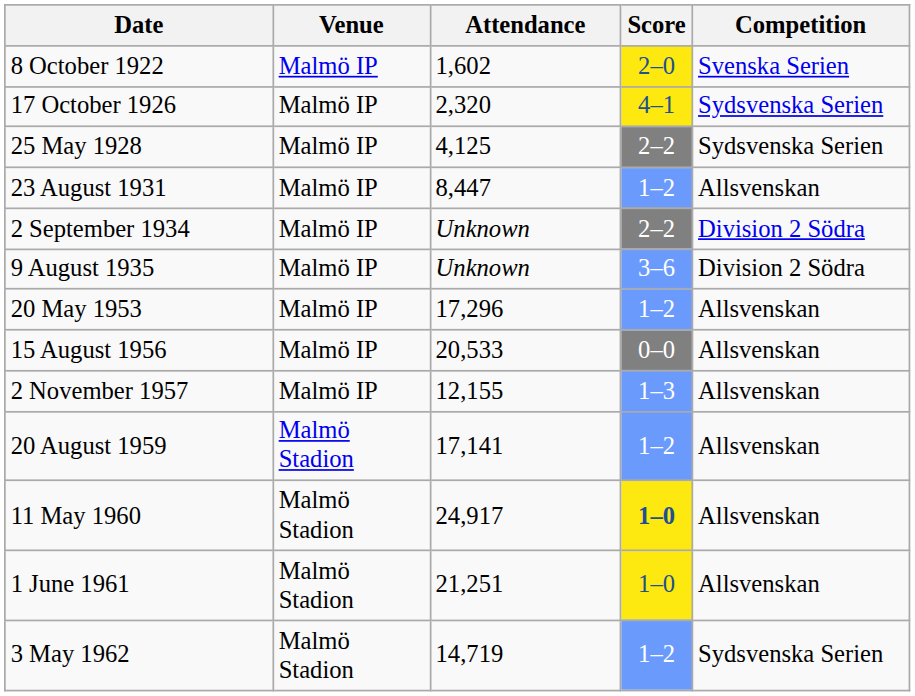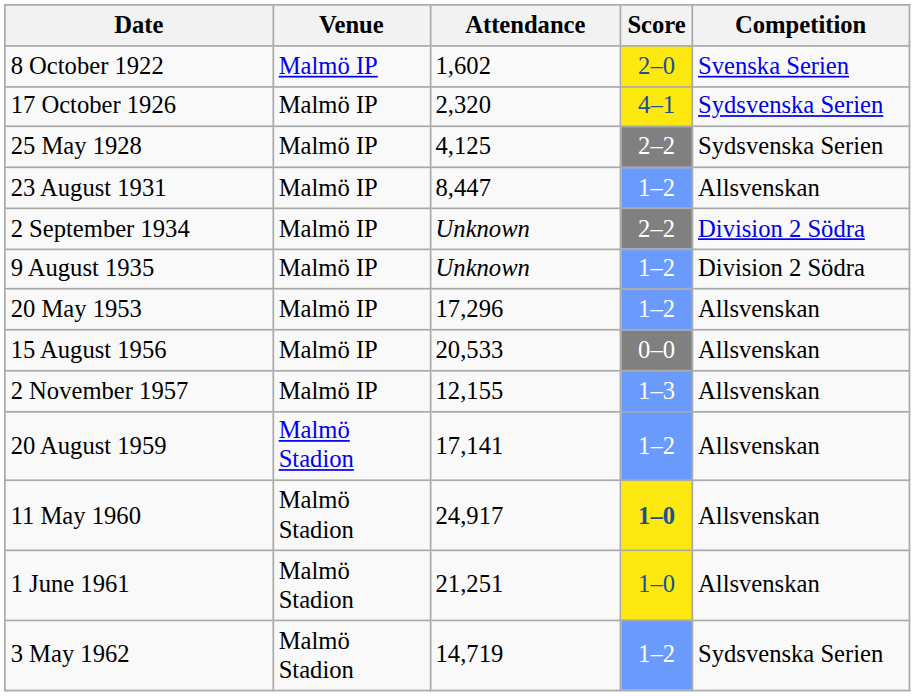(657, 268) 3–6 -> (657, 268) 1–2
